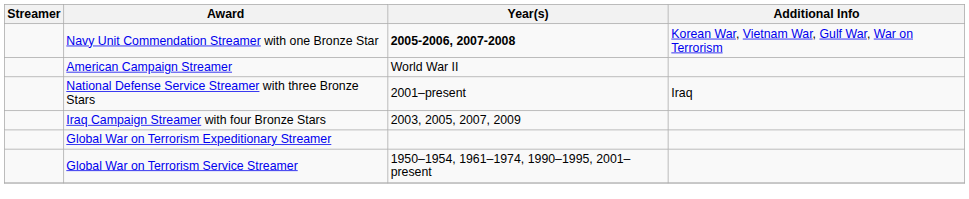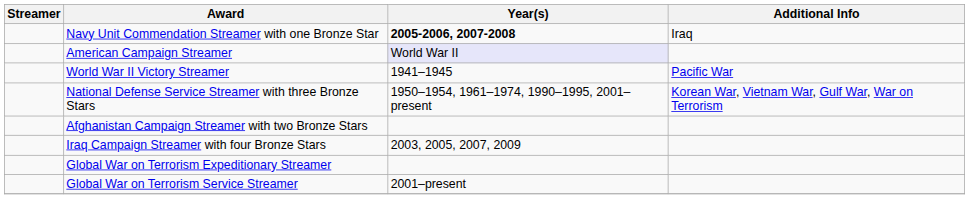(792, 40) Korean War, Vietnam War, Gulf War, War on Terrorism -> (682, 33) Iraq
(425, 67) no background -> (425, 53) lavender background
+ row: (148, 72)
(428, 93) 2001–present -> (511, 99) 1950–1954, 1961–1974, 1990–1995, 2001–present
(682, 93) Iraq -> (792, 99) Korean War, Vietnam War, Gulf War, War on Terrorism
+ row: (217, 125)
(511, 166) 1950–1954, 1961–1974, 1990–1995, 2001–present -> (428, 184) 2001–present
